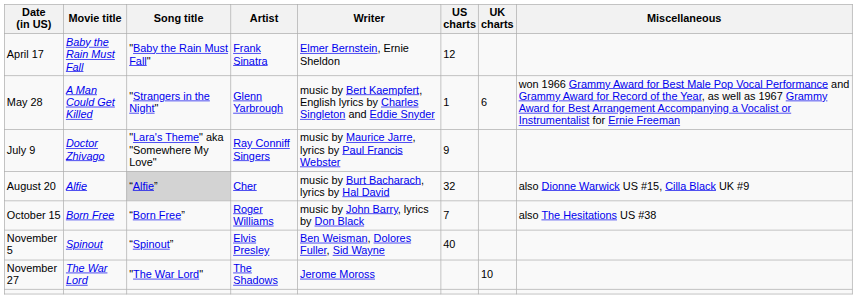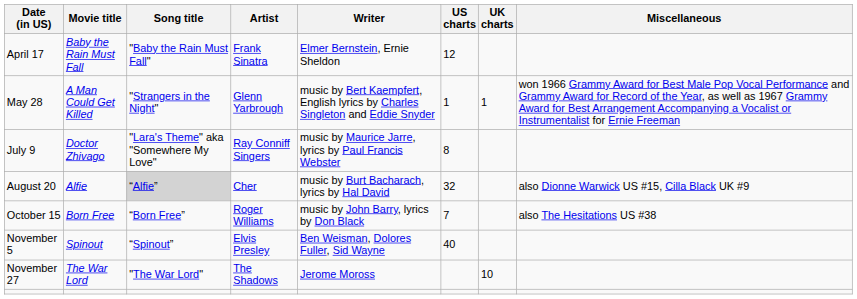(484, 102) 6 -> (484, 102) 1
(446, 150) 9 -> (446, 150) 8
